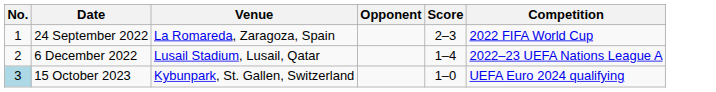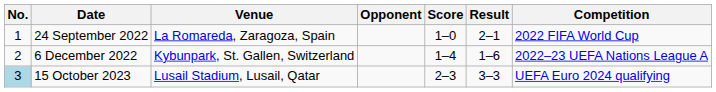+ column: (489, 14)
(445, 35) 2–3 -> (445, 35) 1–0
(237, 55) Lusail Stadium, Lusail, Qatar -> (254, 55) Kybunpark, St. Gallen, Switzerland
(254, 76) Kybunpark, St. Gallen, Switzerland -> (237, 76) Lusail Stadium, Lusail, Qatar
(445, 76) 1–0 -> (445, 76) 2–3
